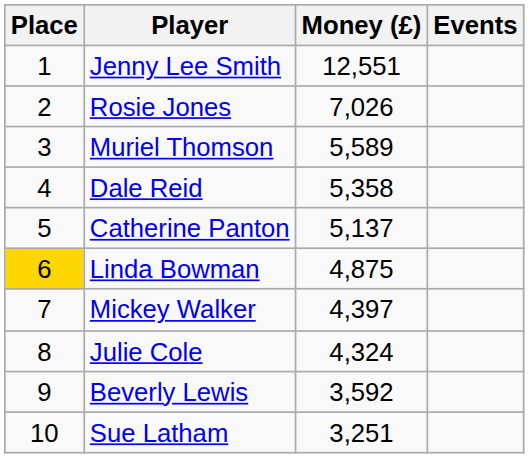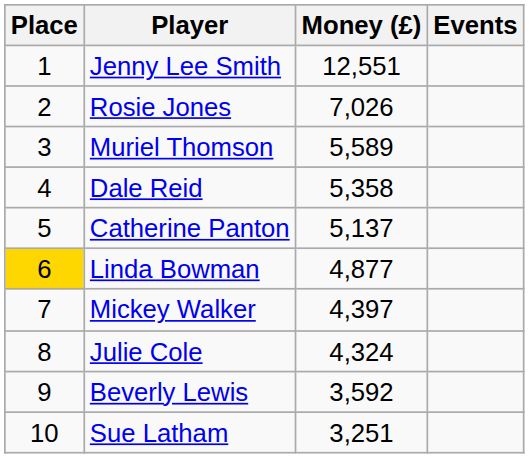(361, 269) 4,875 -> (361, 269) 4,877
